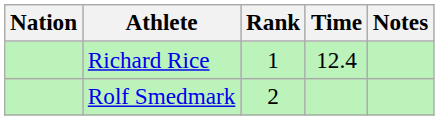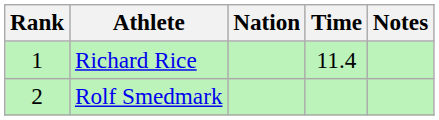columns swapped: (273, 22) <-> (44, 22)
(336, 59) 12.4 -> (336, 59) 11.4
